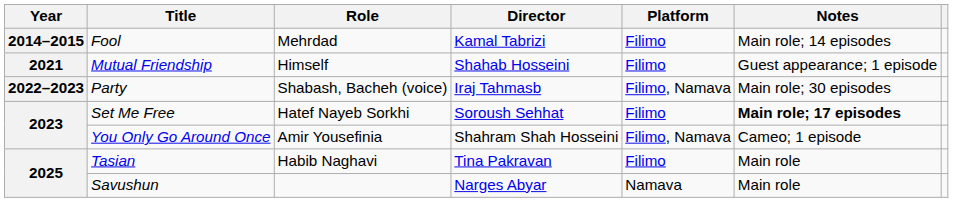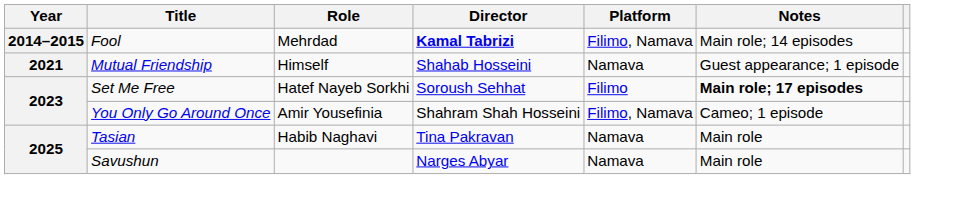(500, 40) normal -> (465, 40) bold
(646, 40) Filimo -> (640, 40) Filimo, Namava
(646, 64) Filimo -> (616, 64) Namava
- row: (109, 88)
(646, 161) Filimo -> (616, 137) Namava
